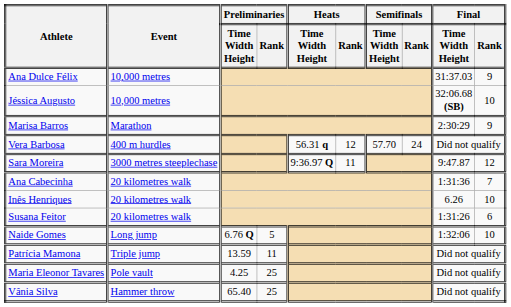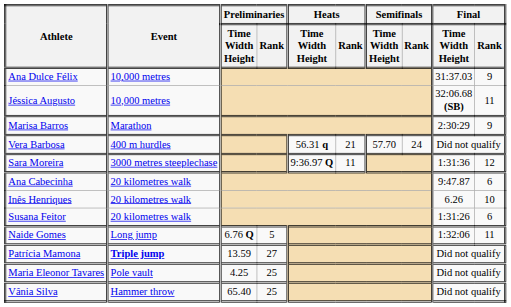(490, 100) 10 -> (490, 100) 11
(350, 144) 12 -> (350, 144) 21
(454, 163) 9:47.87 -> (454, 163) 1:31:36
(454, 182) 1:31:36 -> (454, 182) 9:47.87
(490, 182) 7 -> (490, 182) 6
(490, 235) 10 -> (490, 235) 11
(135, 254) normal -> (137, 254) bold
(272, 254) 11 -> (272, 254) 27
